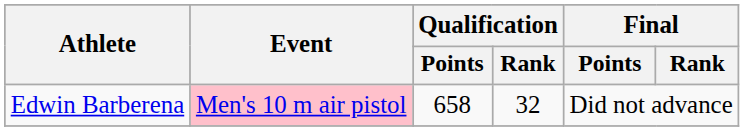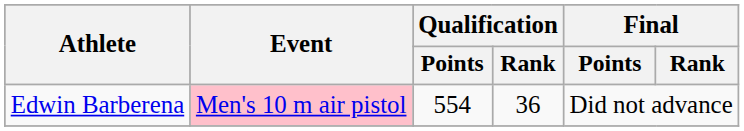(452, 105) 658 -> (452, 105) 554
(528, 105) 32 -> (528, 105) 36
